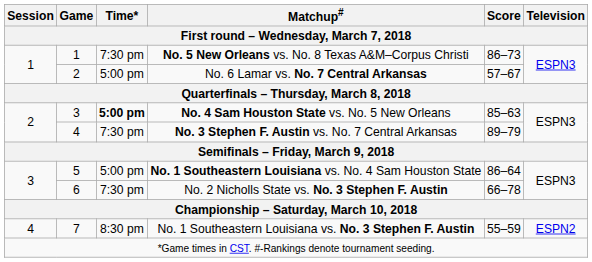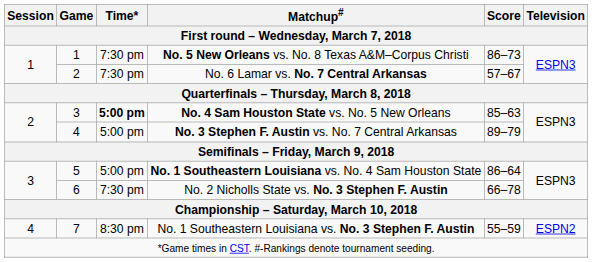(122, 74) 5:00 pm -> (122, 74) 7:30 pm
(122, 132) 7:30 pm -> (122, 132) 5:00 pm
